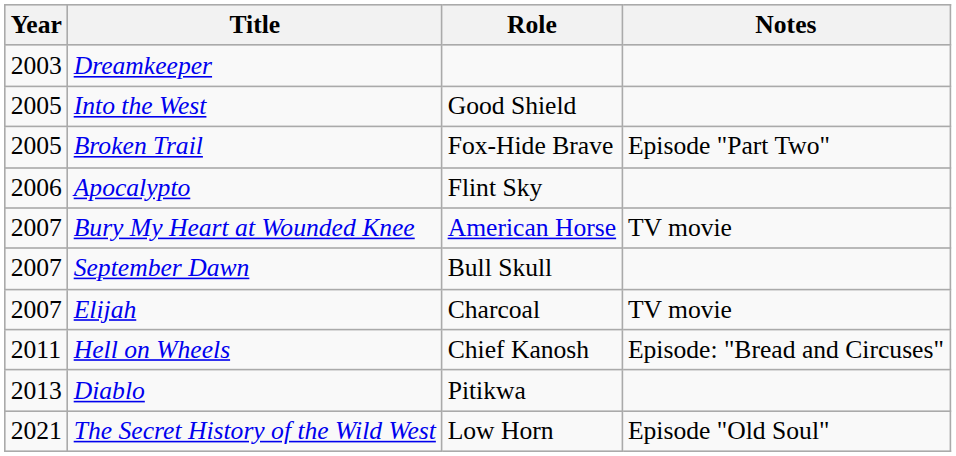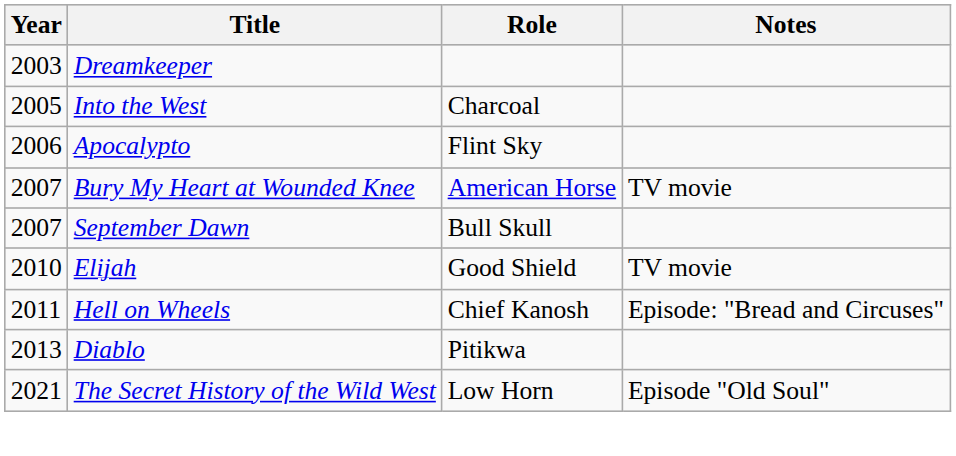(512, 106) Good Shield -> (494, 106) Charcoal
- row: (138, 146)
(36, 308) 2007 -> (36, 268) 2010
(494, 308) Charcoal -> (512, 268) Good Shield
